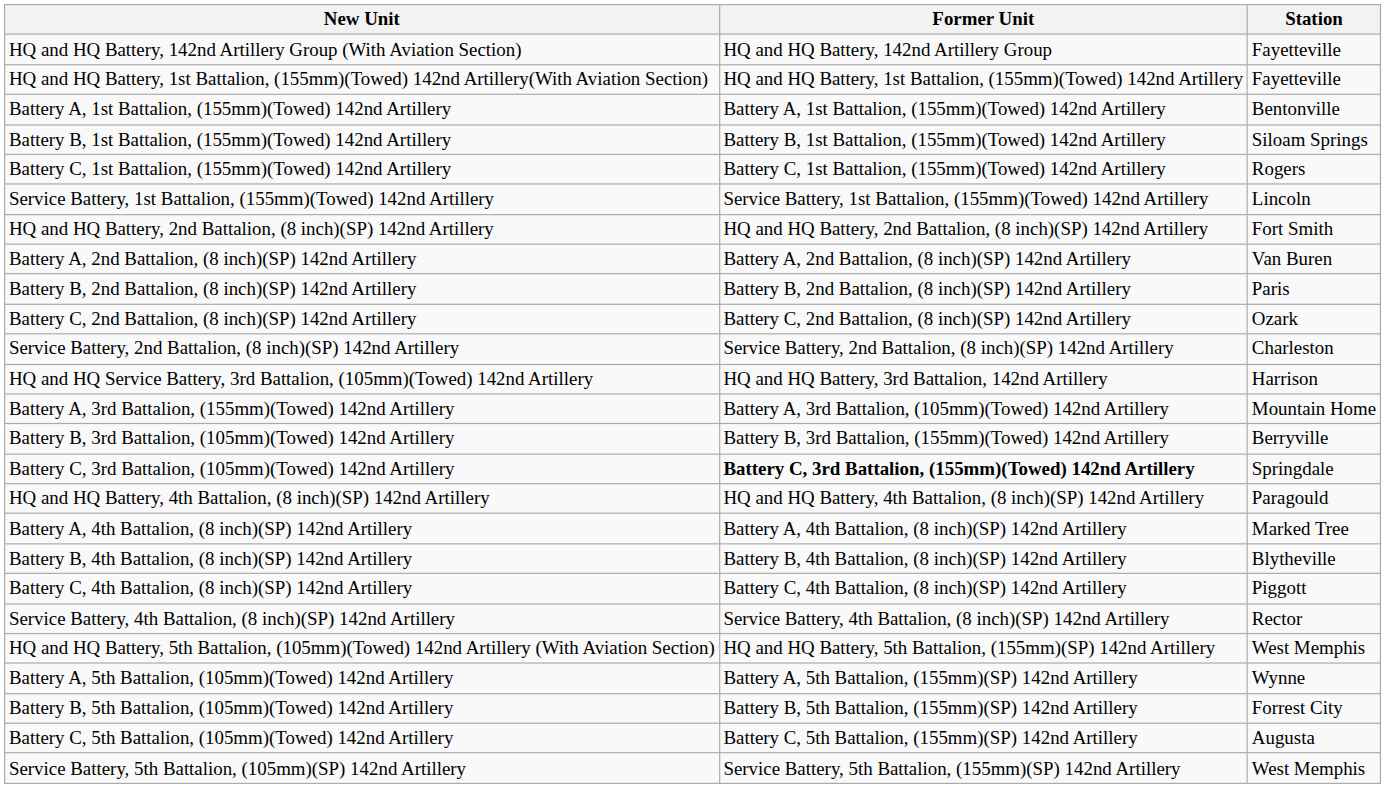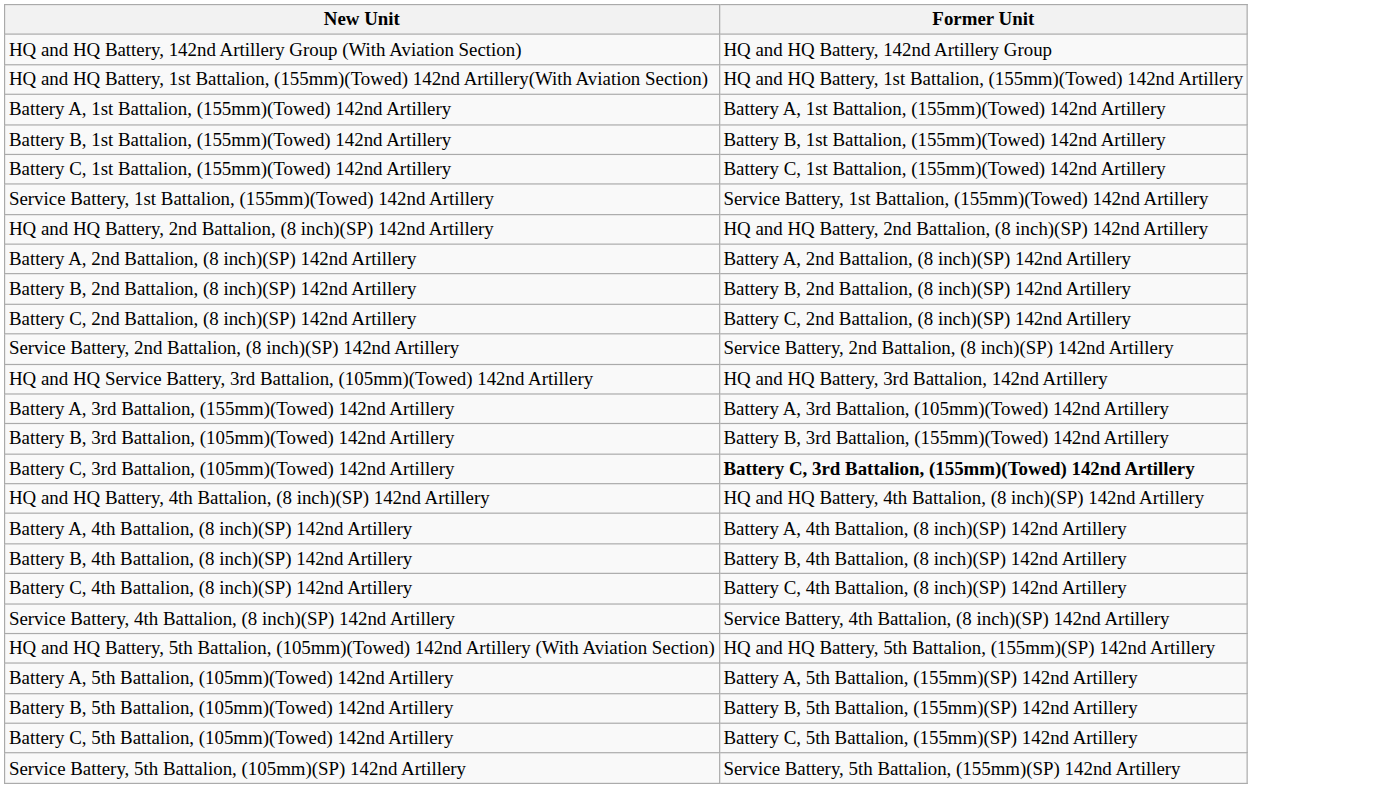- column: (1314, 19)
